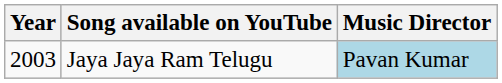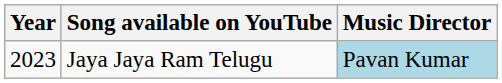(33, 59) 2003 -> (33, 59) 2023
